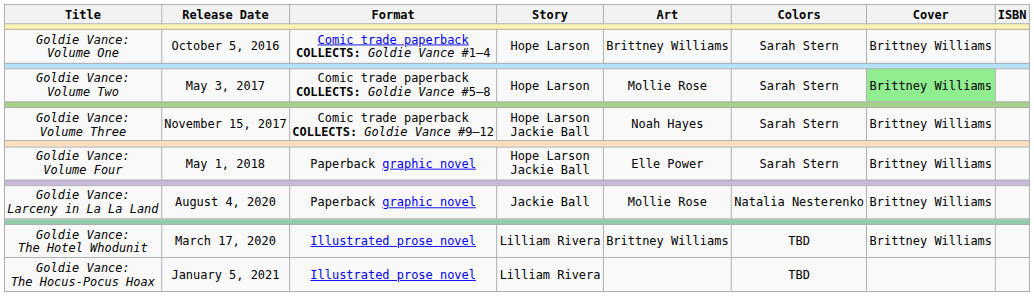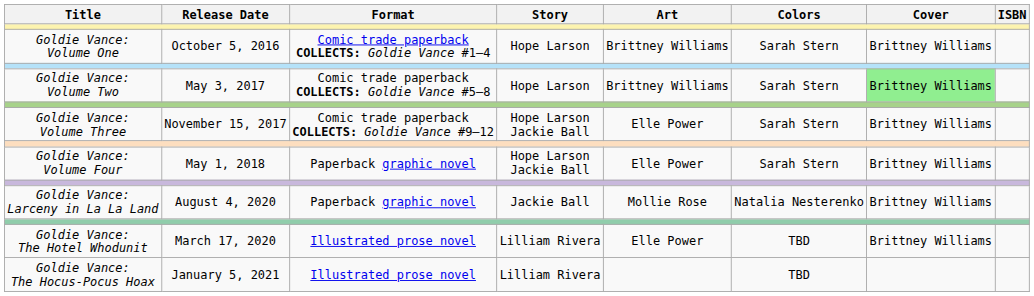(667, 85) Mollie Rose -> (667, 85) Brittney Williams
(667, 124) Noah Hayes -> (667, 124) Elle Power
(667, 241) Brittney Williams -> (667, 241) Elle Power
